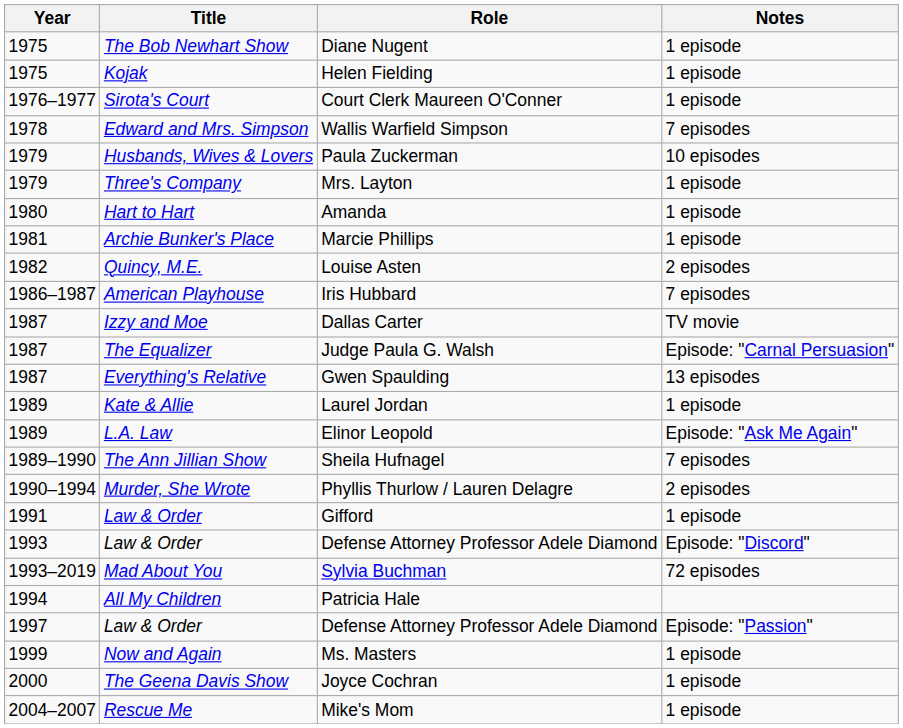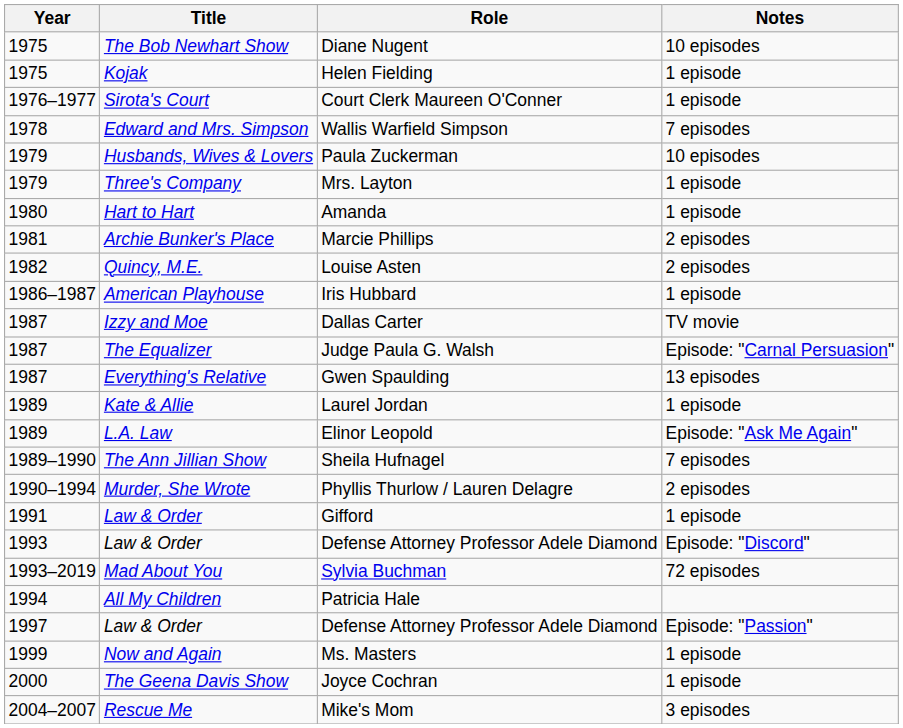(703, 45) 1 episode -> (713, 45) 10 episodes
(703, 239) 1 episode -> (708, 239) 2 episodes
(708, 294) 7 episodes -> (703, 294) 1 episode
(703, 709) 1 episode -> (708, 709) 3 episodes
